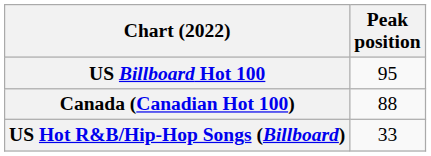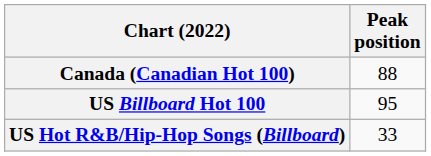rows swapped: (177, 103) <-> (177, 72)
